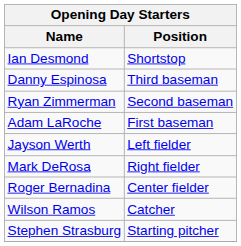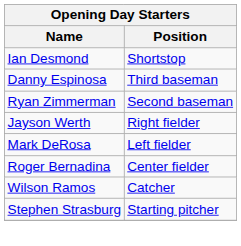- row: (54, 123)
(159, 144) Left fielder -> (164, 123) Right fielder
(164, 166) Right fielder -> (159, 144) Left fielder
